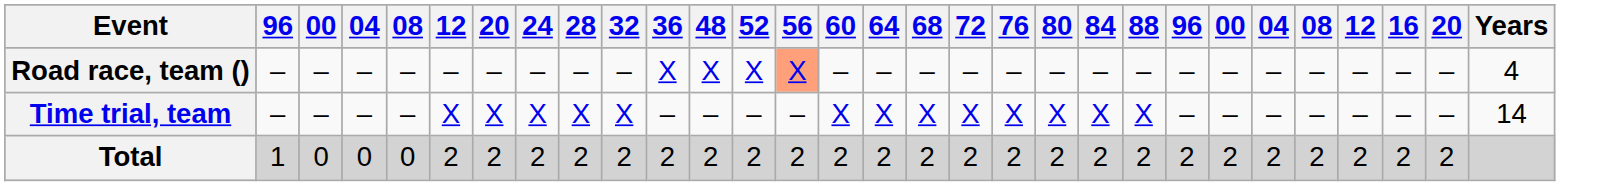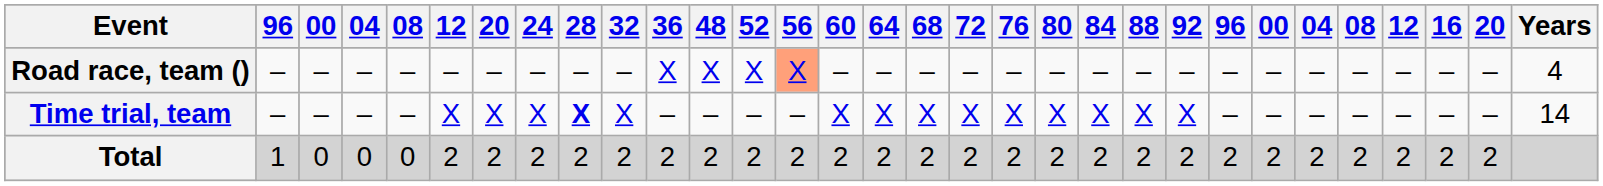+ column: (1187, 26)
(581, 113) normal -> (581, 113) bold
